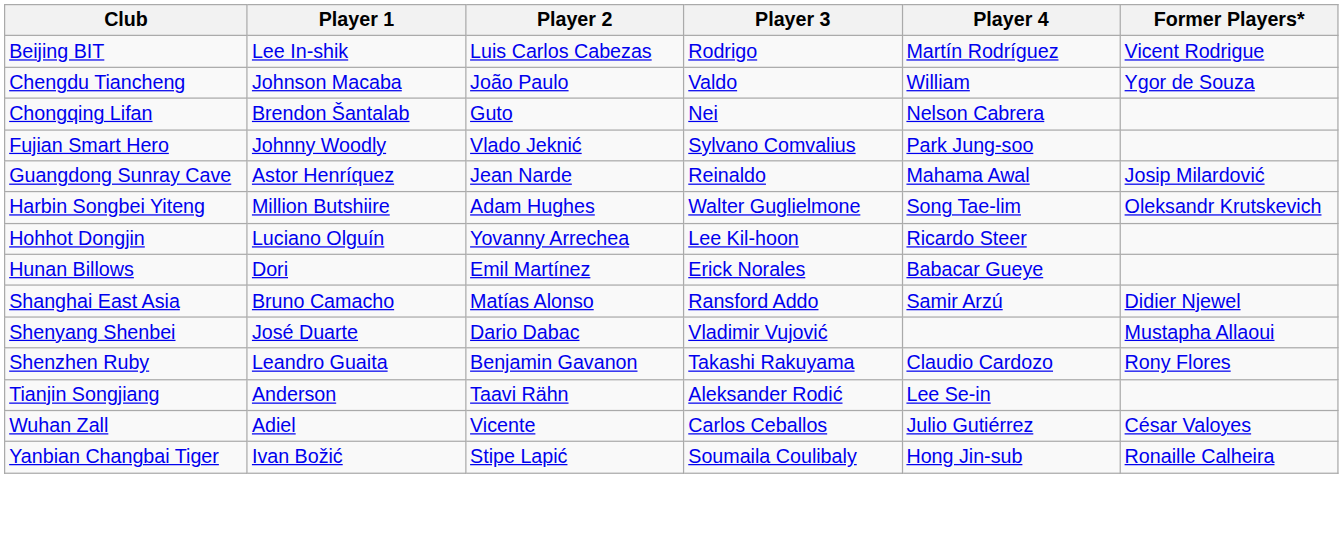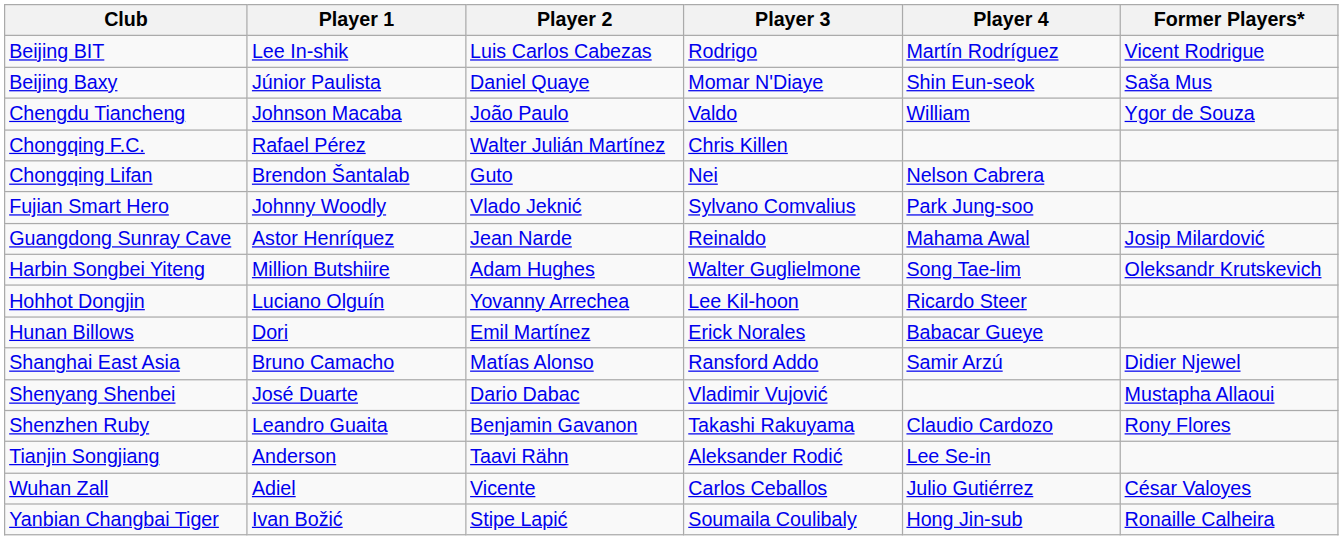+ row: (63, 82)
+ row: (77, 144)
